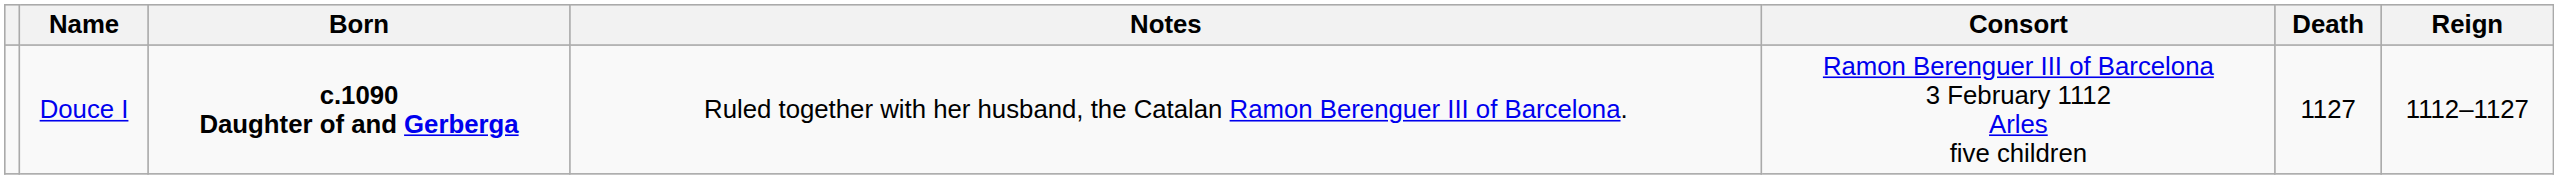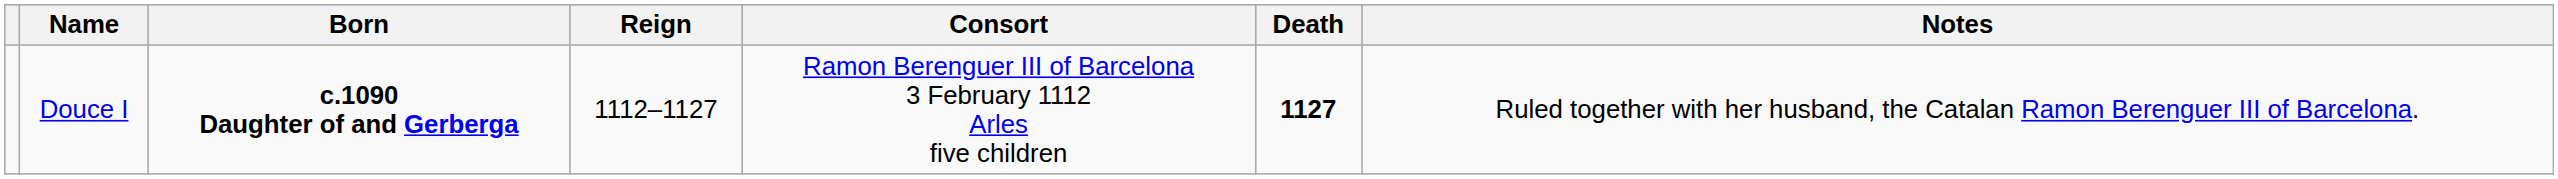columns swapped: (2467, 24) <-> (1166, 24)
(2328, 109) normal -> (1308, 109) bold
